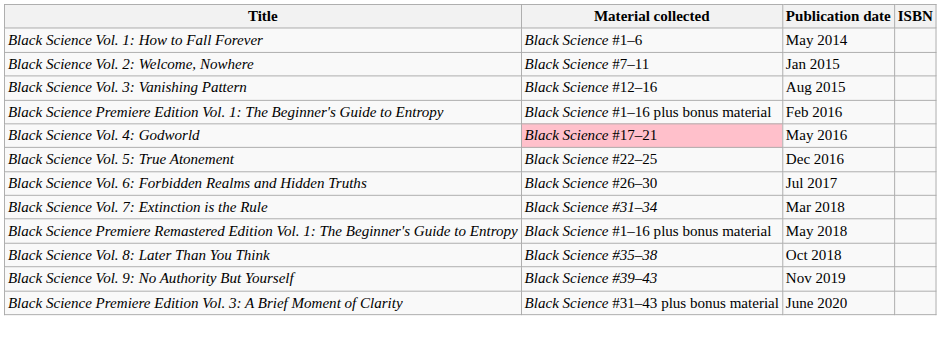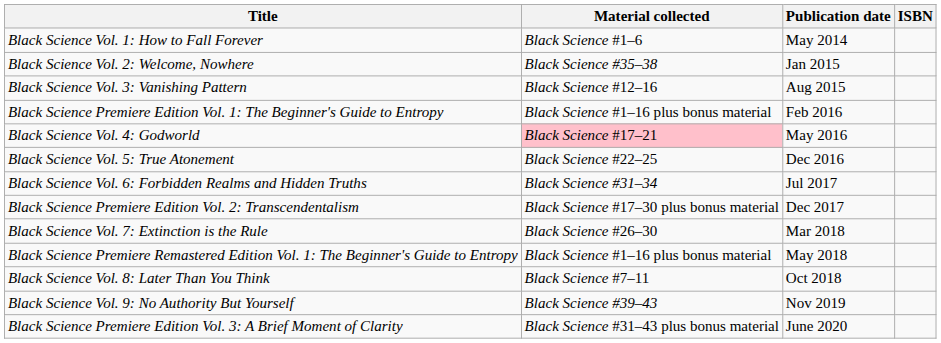(587, 64) Black Science #7–11 -> (591, 64) Black Science #35–38
(591, 183) Black Science #26–30 -> (591, 183) Black Science #31–34
+ row: (183, 207)
(591, 207) Black Science #31–34 -> (591, 231) Black Science #26–30
(591, 254) Black Science #35–38 -> (587, 278) Black Science #7–11
